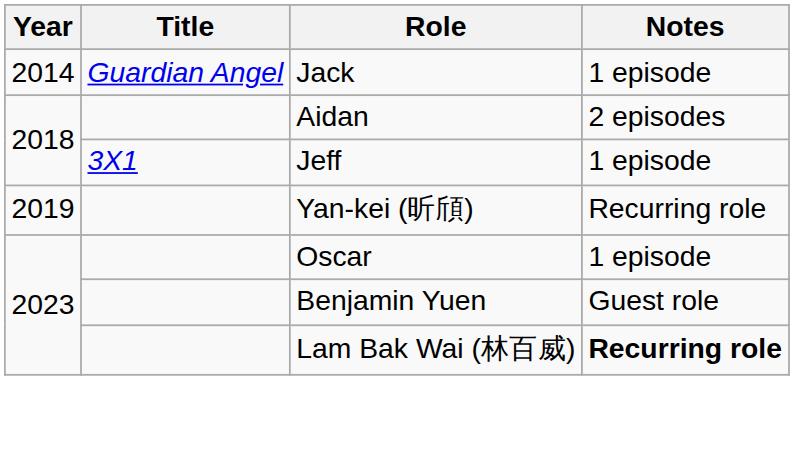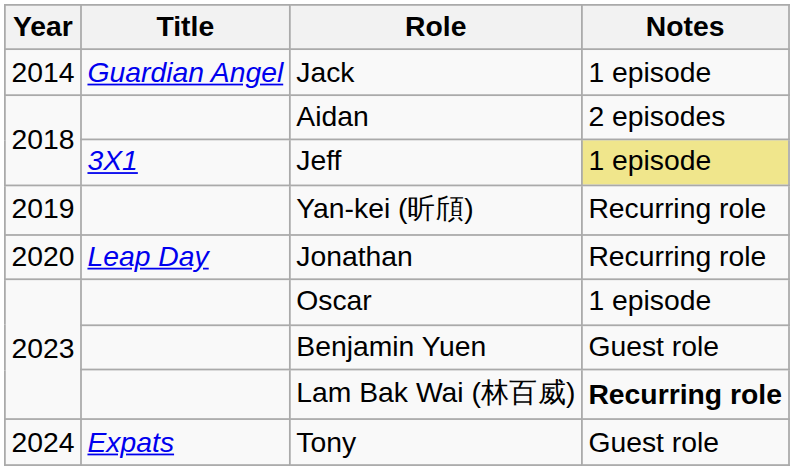(650, 161) no background -> (650, 161) khaki background
+ row: (355, 256)
+ row: (326, 441)
